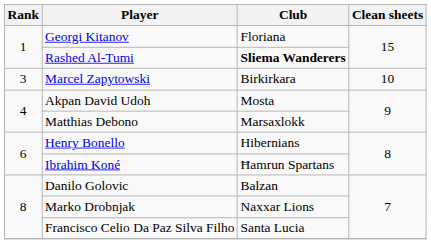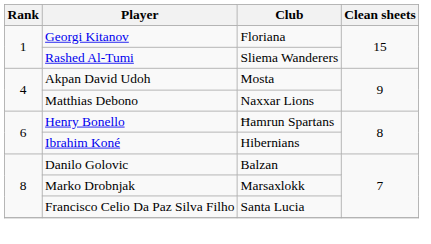(293, 57) bold -> (289, 57) normal
- row: (98, 79)
(273, 121) Marsaxlokk -> (277, 100) Naxxar Lions
(270, 143) Hibernians -> (287, 121) Ħamrun Spartans
(287, 164) Ħamrun Spartans -> (270, 143) Hibernians
(277, 206) Naxxar Lions -> (273, 185) Marsaxlokk
